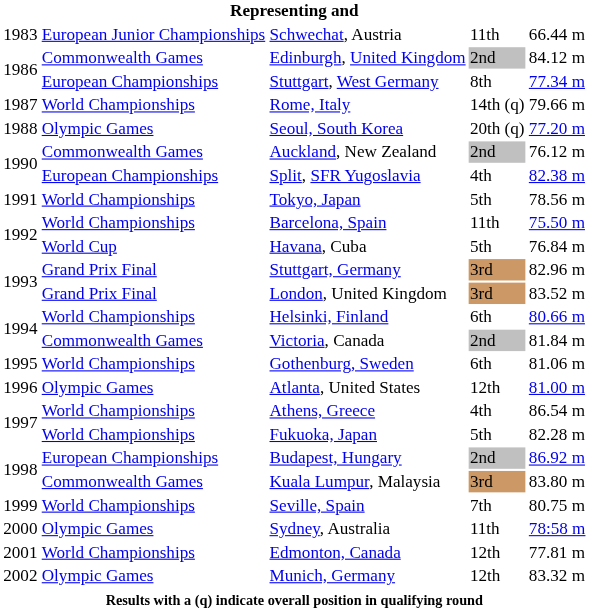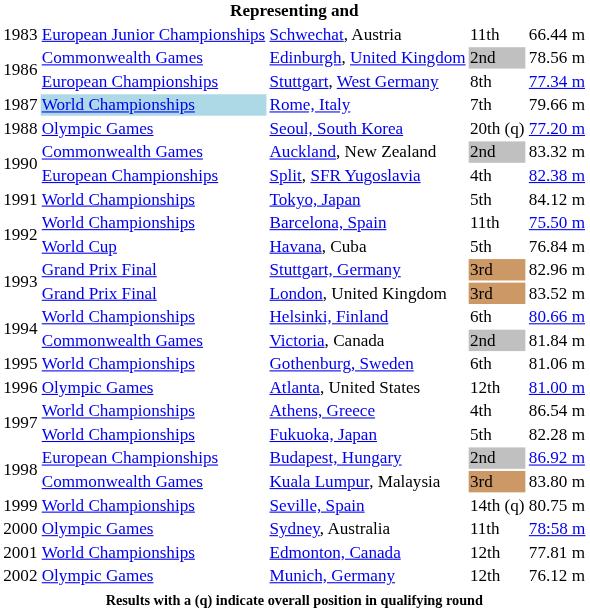(557, 57) 84.12 m -> (557, 57) 78.56 m
(118, 104) no background -> (118, 104) lightblue background
(497, 104) 14th (q) -> (481, 104) 7th
(557, 152) 76.12 m -> (557, 152) 83.32 m
(557, 199) 78.56 m -> (557, 199) 84.12 m
(481, 505) 7th -> (497, 505) 14th (q)
(557, 575) 83.32 m -> (557, 575) 76.12 m
